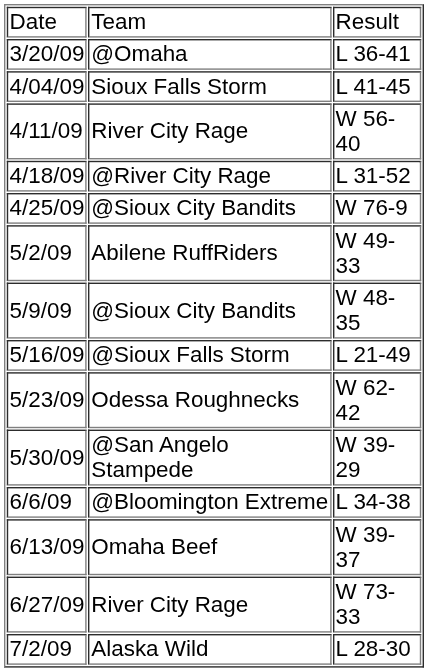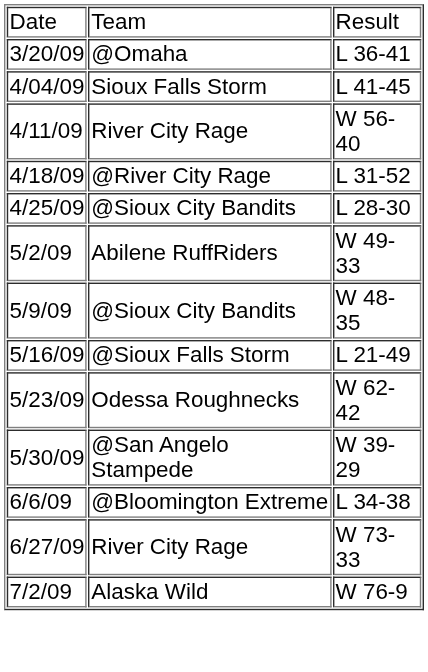(372, 208) W 76-9 -> (373, 208) L 28-30
- row: (47, 546)
(373, 649) L 28-30 -> (372, 591) W 76-9
